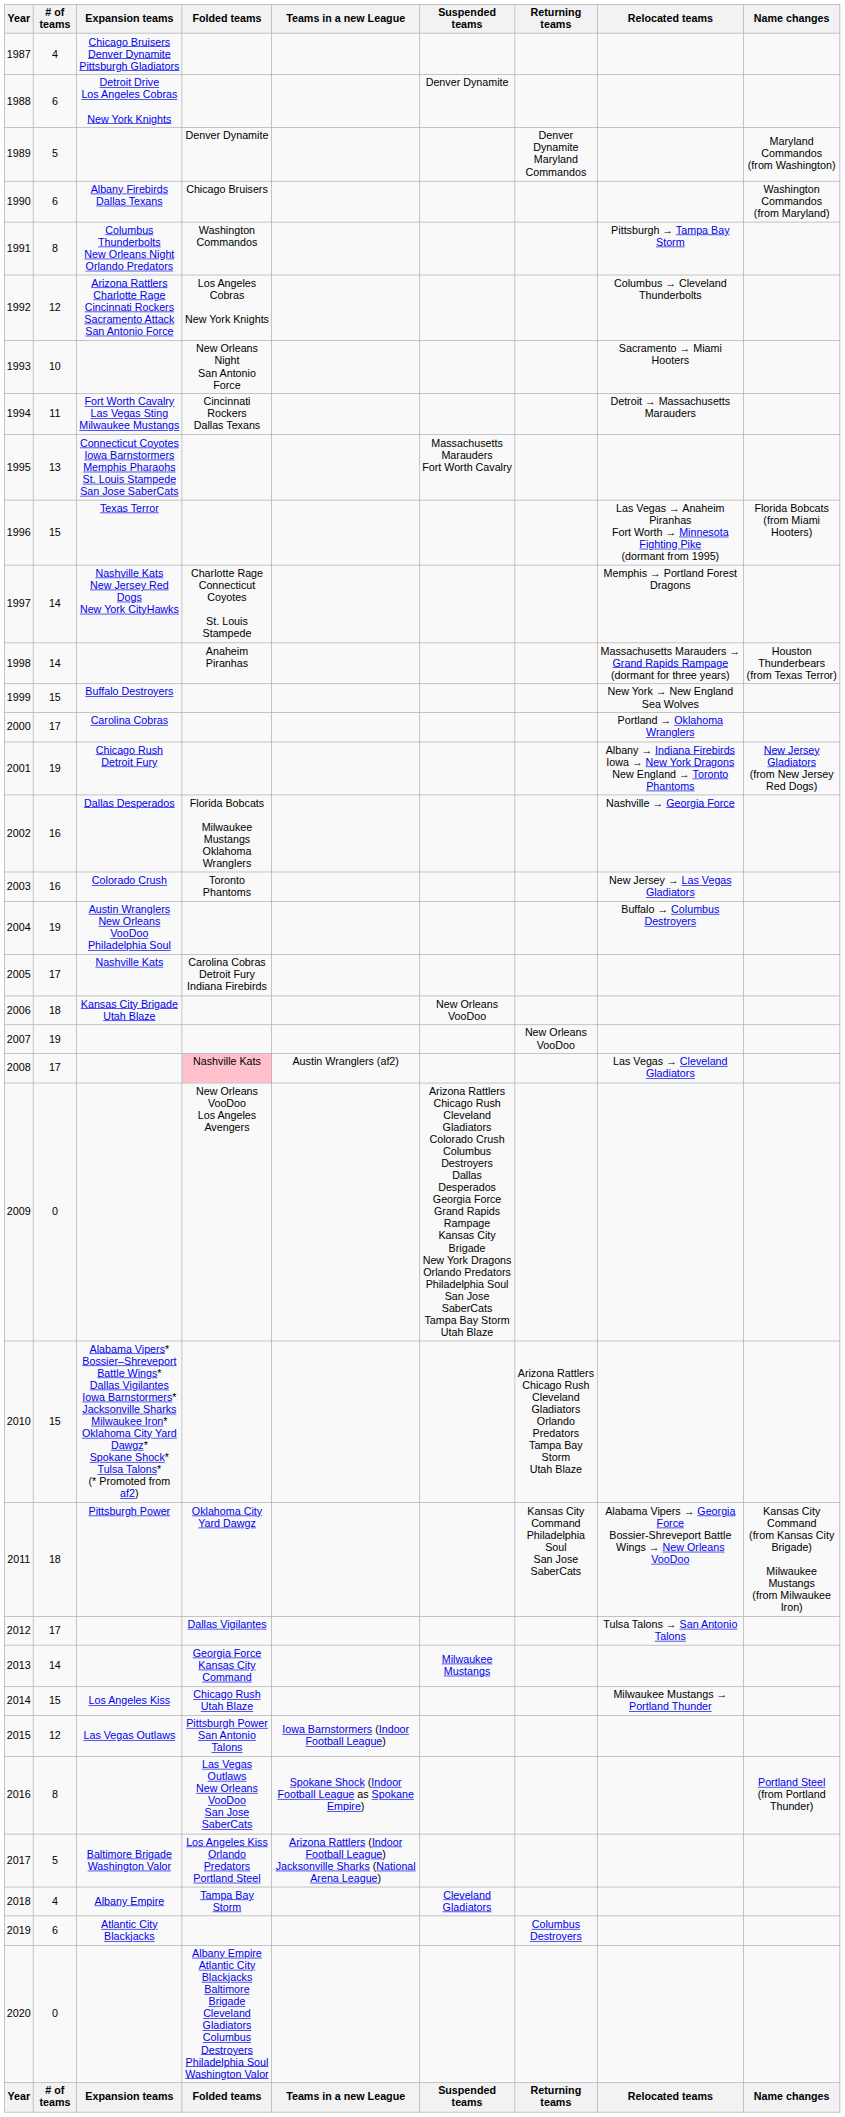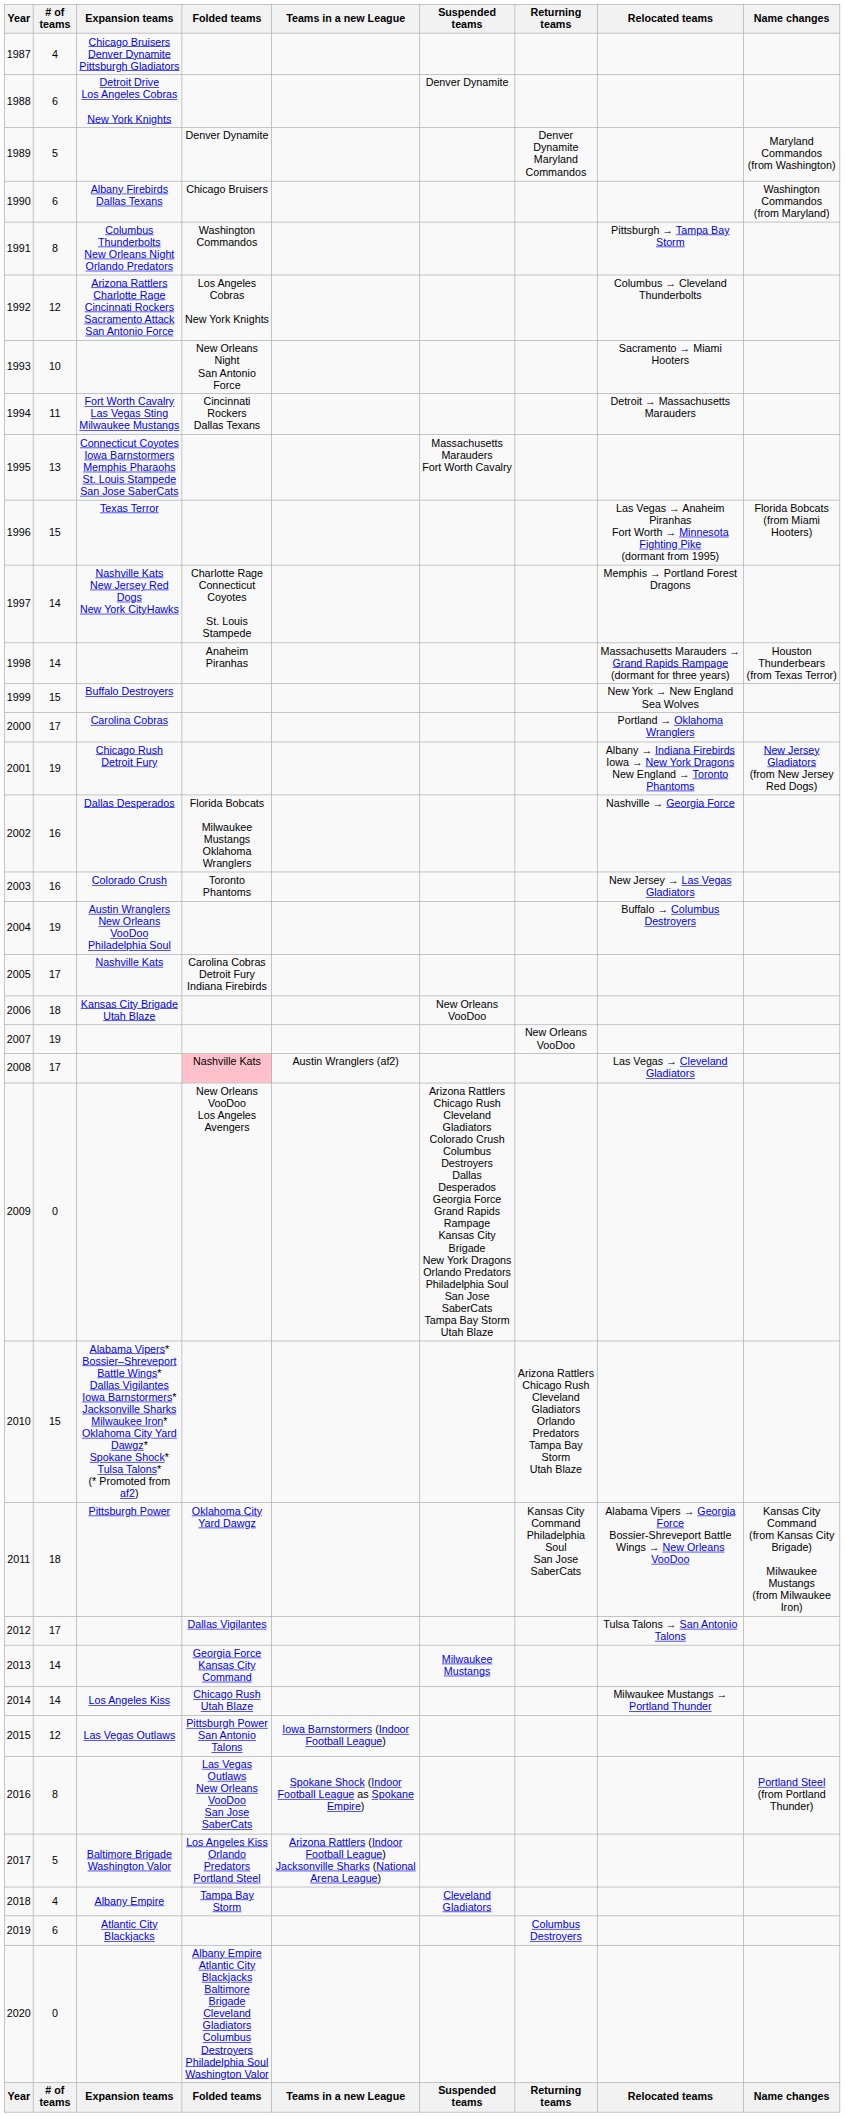(55, 1701) 15 -> (55, 1701) 14
